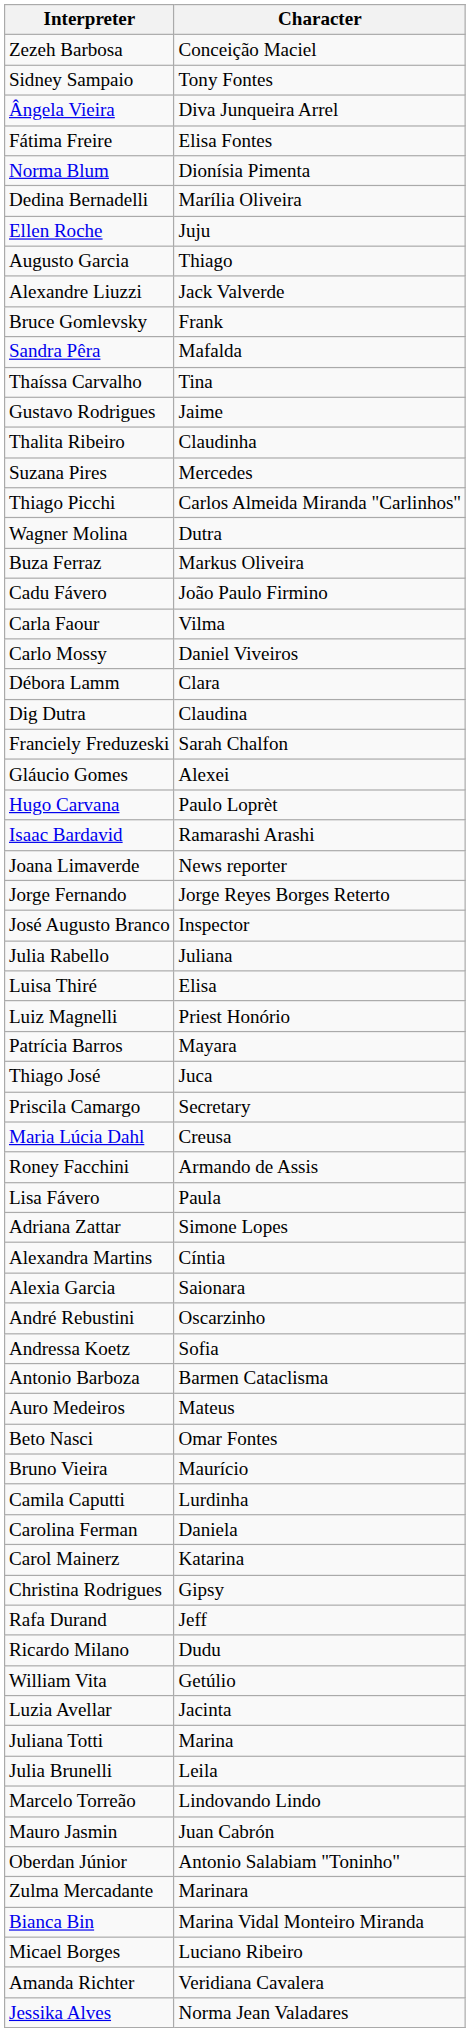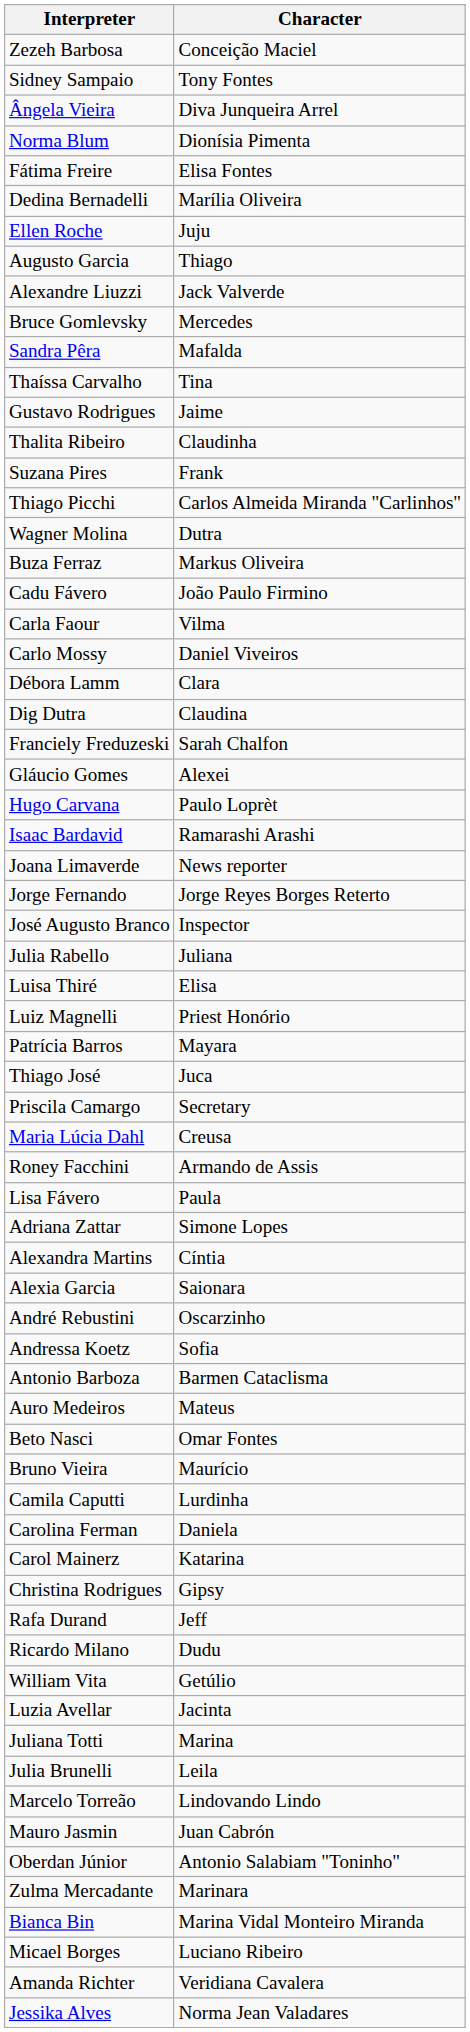rows swapped: (59, 170) <-> (61, 140)
(201, 321) Frank -> (216, 321) Mercedes
(216, 472) Mercedes -> (201, 472) Frank
